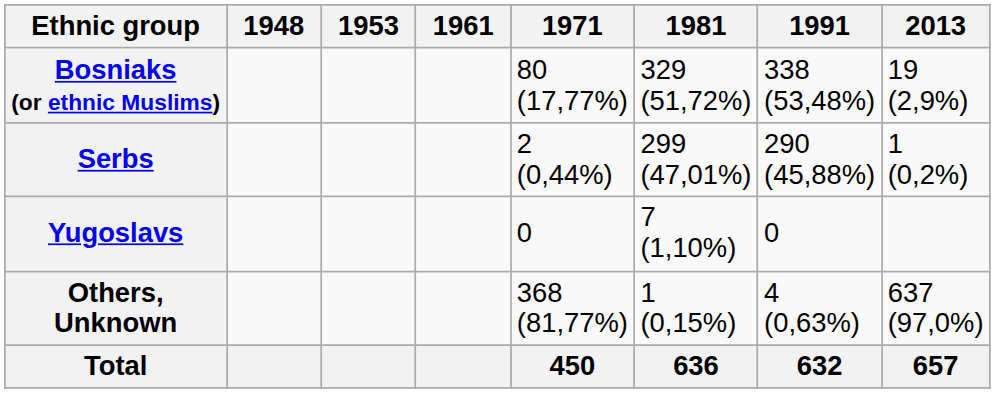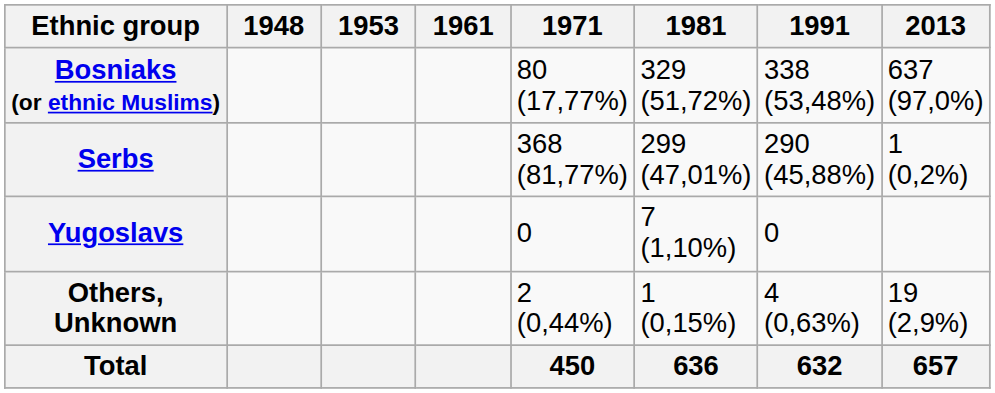(928, 84) 19 (2,9%) -> (936, 84) 637 (97,0%)
(565, 159) 2 (0,44%) -> (572, 159) 368 (81,77%)
(572, 307) 368 (81,77%) -> (565, 307) 2 (0,44%)
(936, 307) 637 (97,0%) -> (928, 307) 19 (2,9%)
